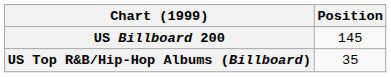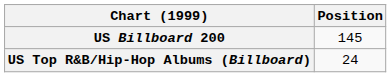(350, 60) 35 -> (350, 60) 24
